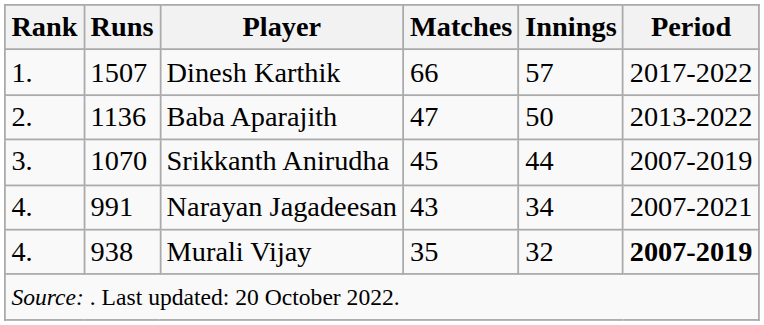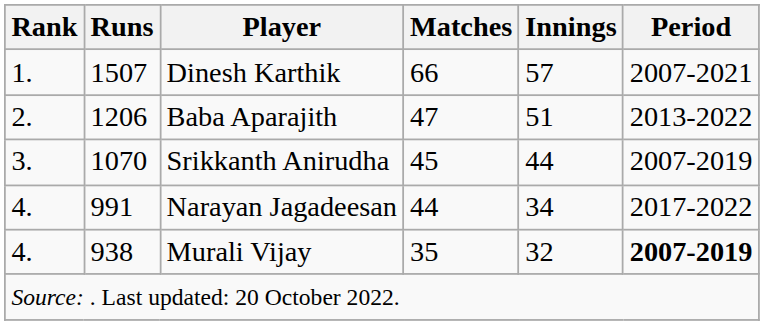(691, 71) 2017-2022 -> (691, 71) 2007-2021
(118, 116) 1136 -> (119, 116) 1206
(540, 116) 50 -> (540, 116) 51
(424, 206) 43 -> (424, 206) 44
(691, 206) 2007-2021 -> (691, 206) 2017-2022
